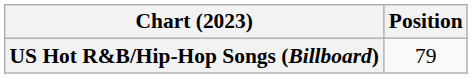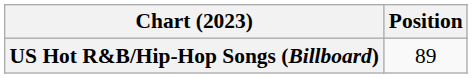(426, 55) 79 -> (426, 55) 89
